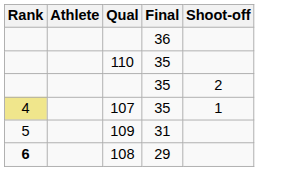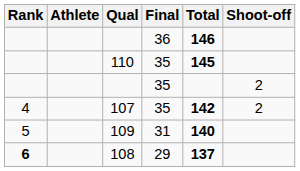+ column: (203, 16)
(26, 108) khaki background -> (26, 108) no background
(218, 108) 1 -> (259, 108) 2
